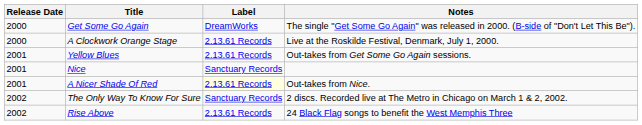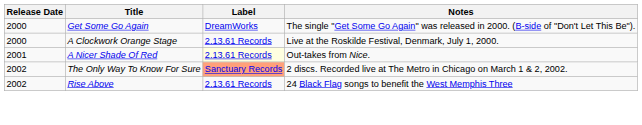- row: (93, 55)
- row: (77, 69)
(244, 98) no background -> (244, 69) lightsalmon background
